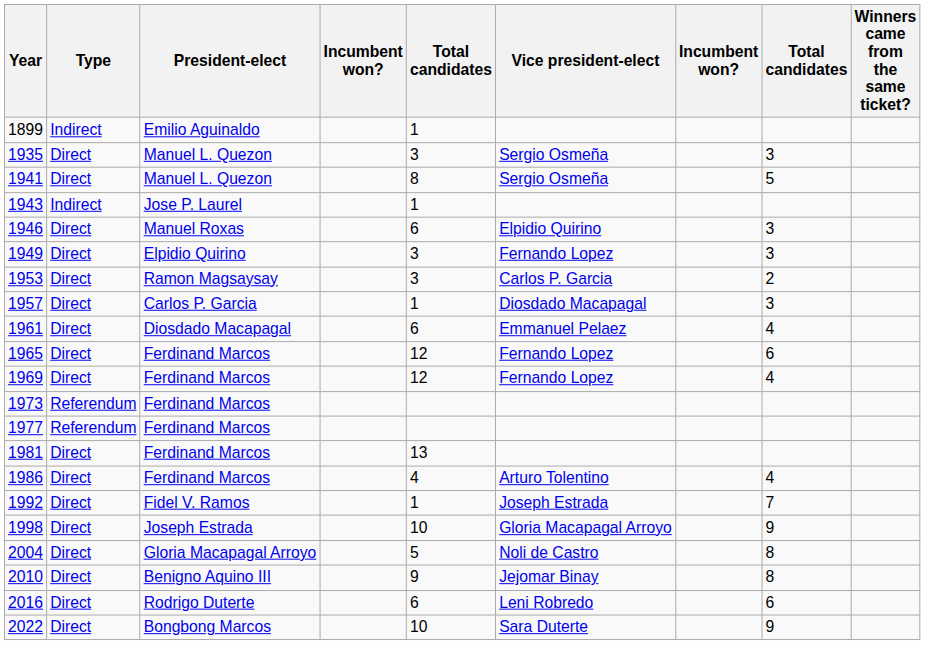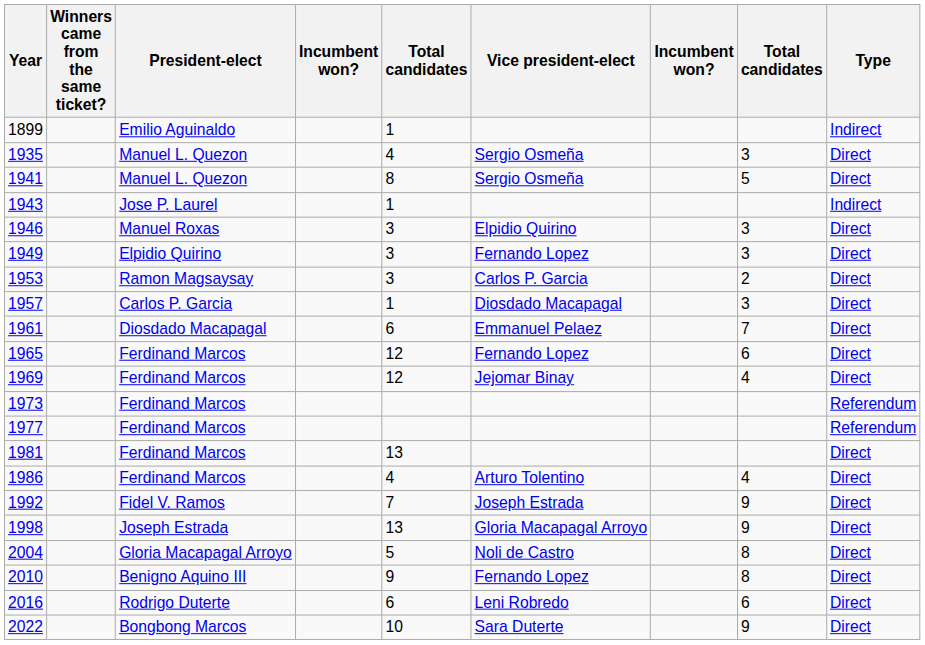columns swapped: (93, 61) <-> (885, 61)
(414, 154) 3 -> (390, 154) 4
(414, 229) 6 -> (390, 229) 3
(770, 328) 4 -> (745, 328) 7
(556, 378) Fernando Lopez -> (524, 378) Jejomar Binay
(414, 503) 1 -> (390, 503) 7
(770, 503) 7 -> (745, 503) 9
(419, 527) 10 -> (394, 527) 13
(549, 577) Jejomar Binay -> (532, 577) Fernando Lopez
